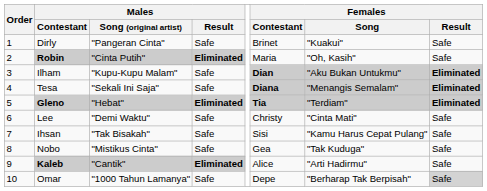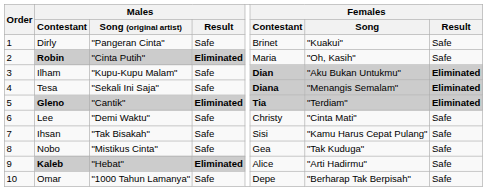(108, 103) "Hebat" -> (108, 103) "Cantik"
(108, 164) "Cantik" -> (108, 164) "Hebat"
(442, 179) lightgrey background -> (442, 179) no background
